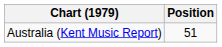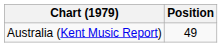(191, 32) 51 -> (191, 32) 49
